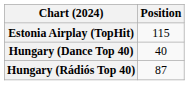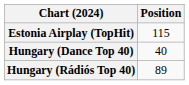(161, 70) 87 -> (161, 70) 89
